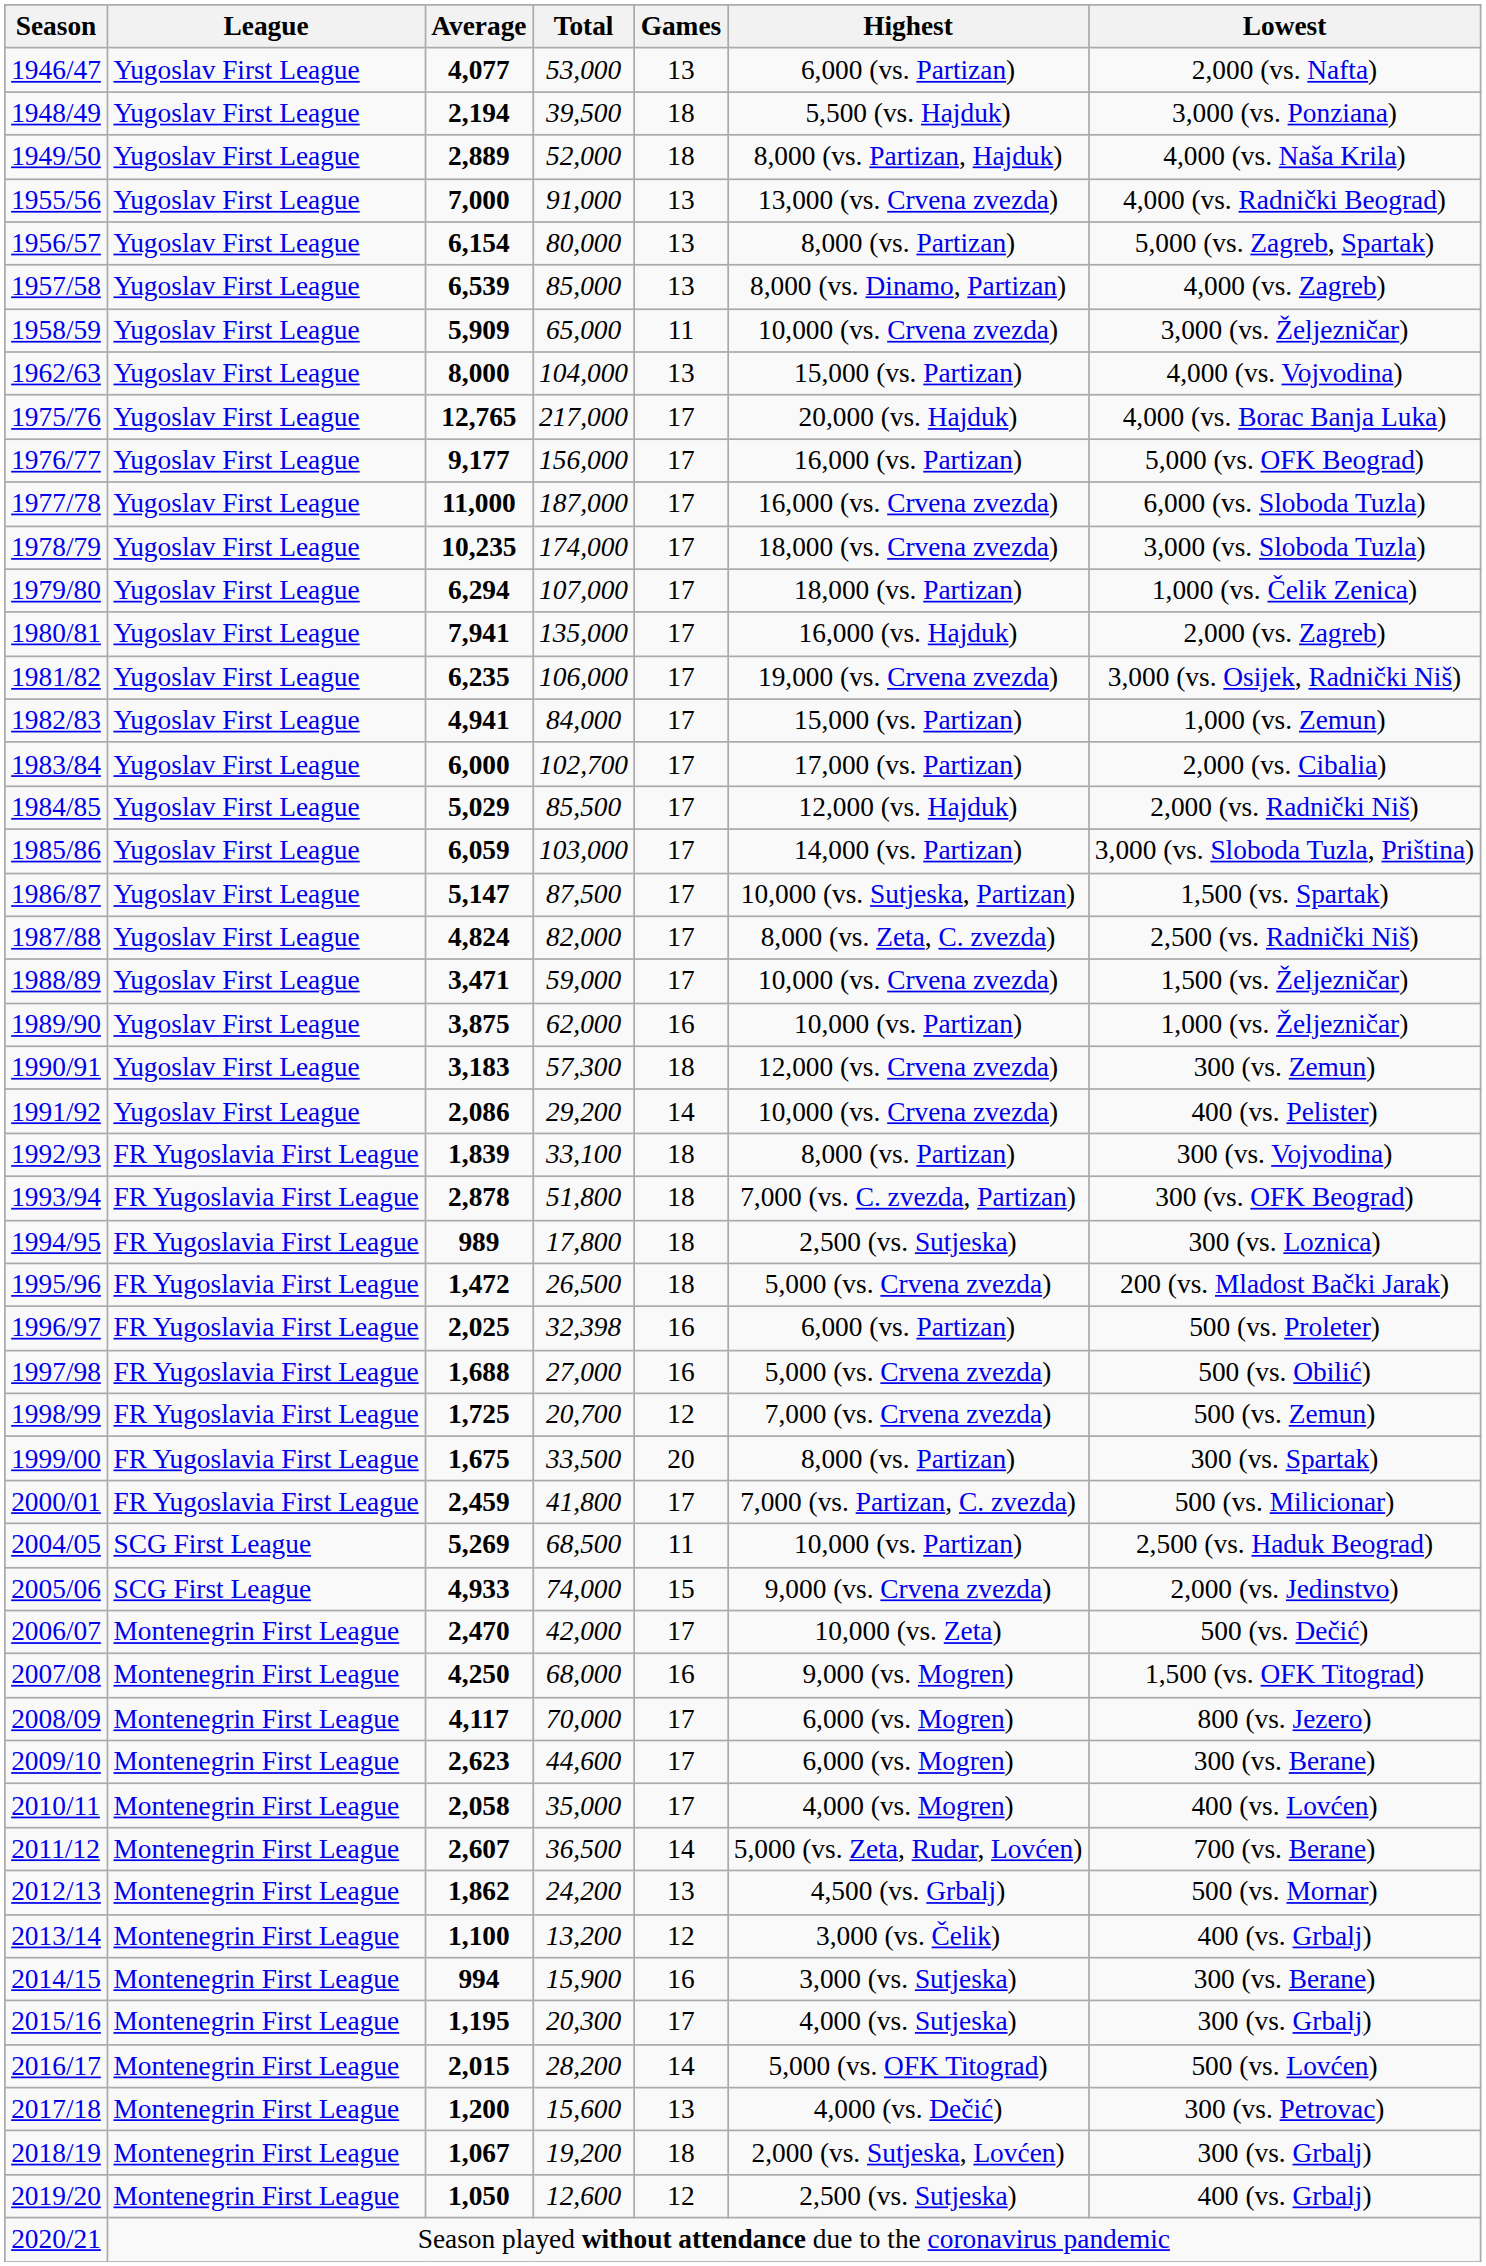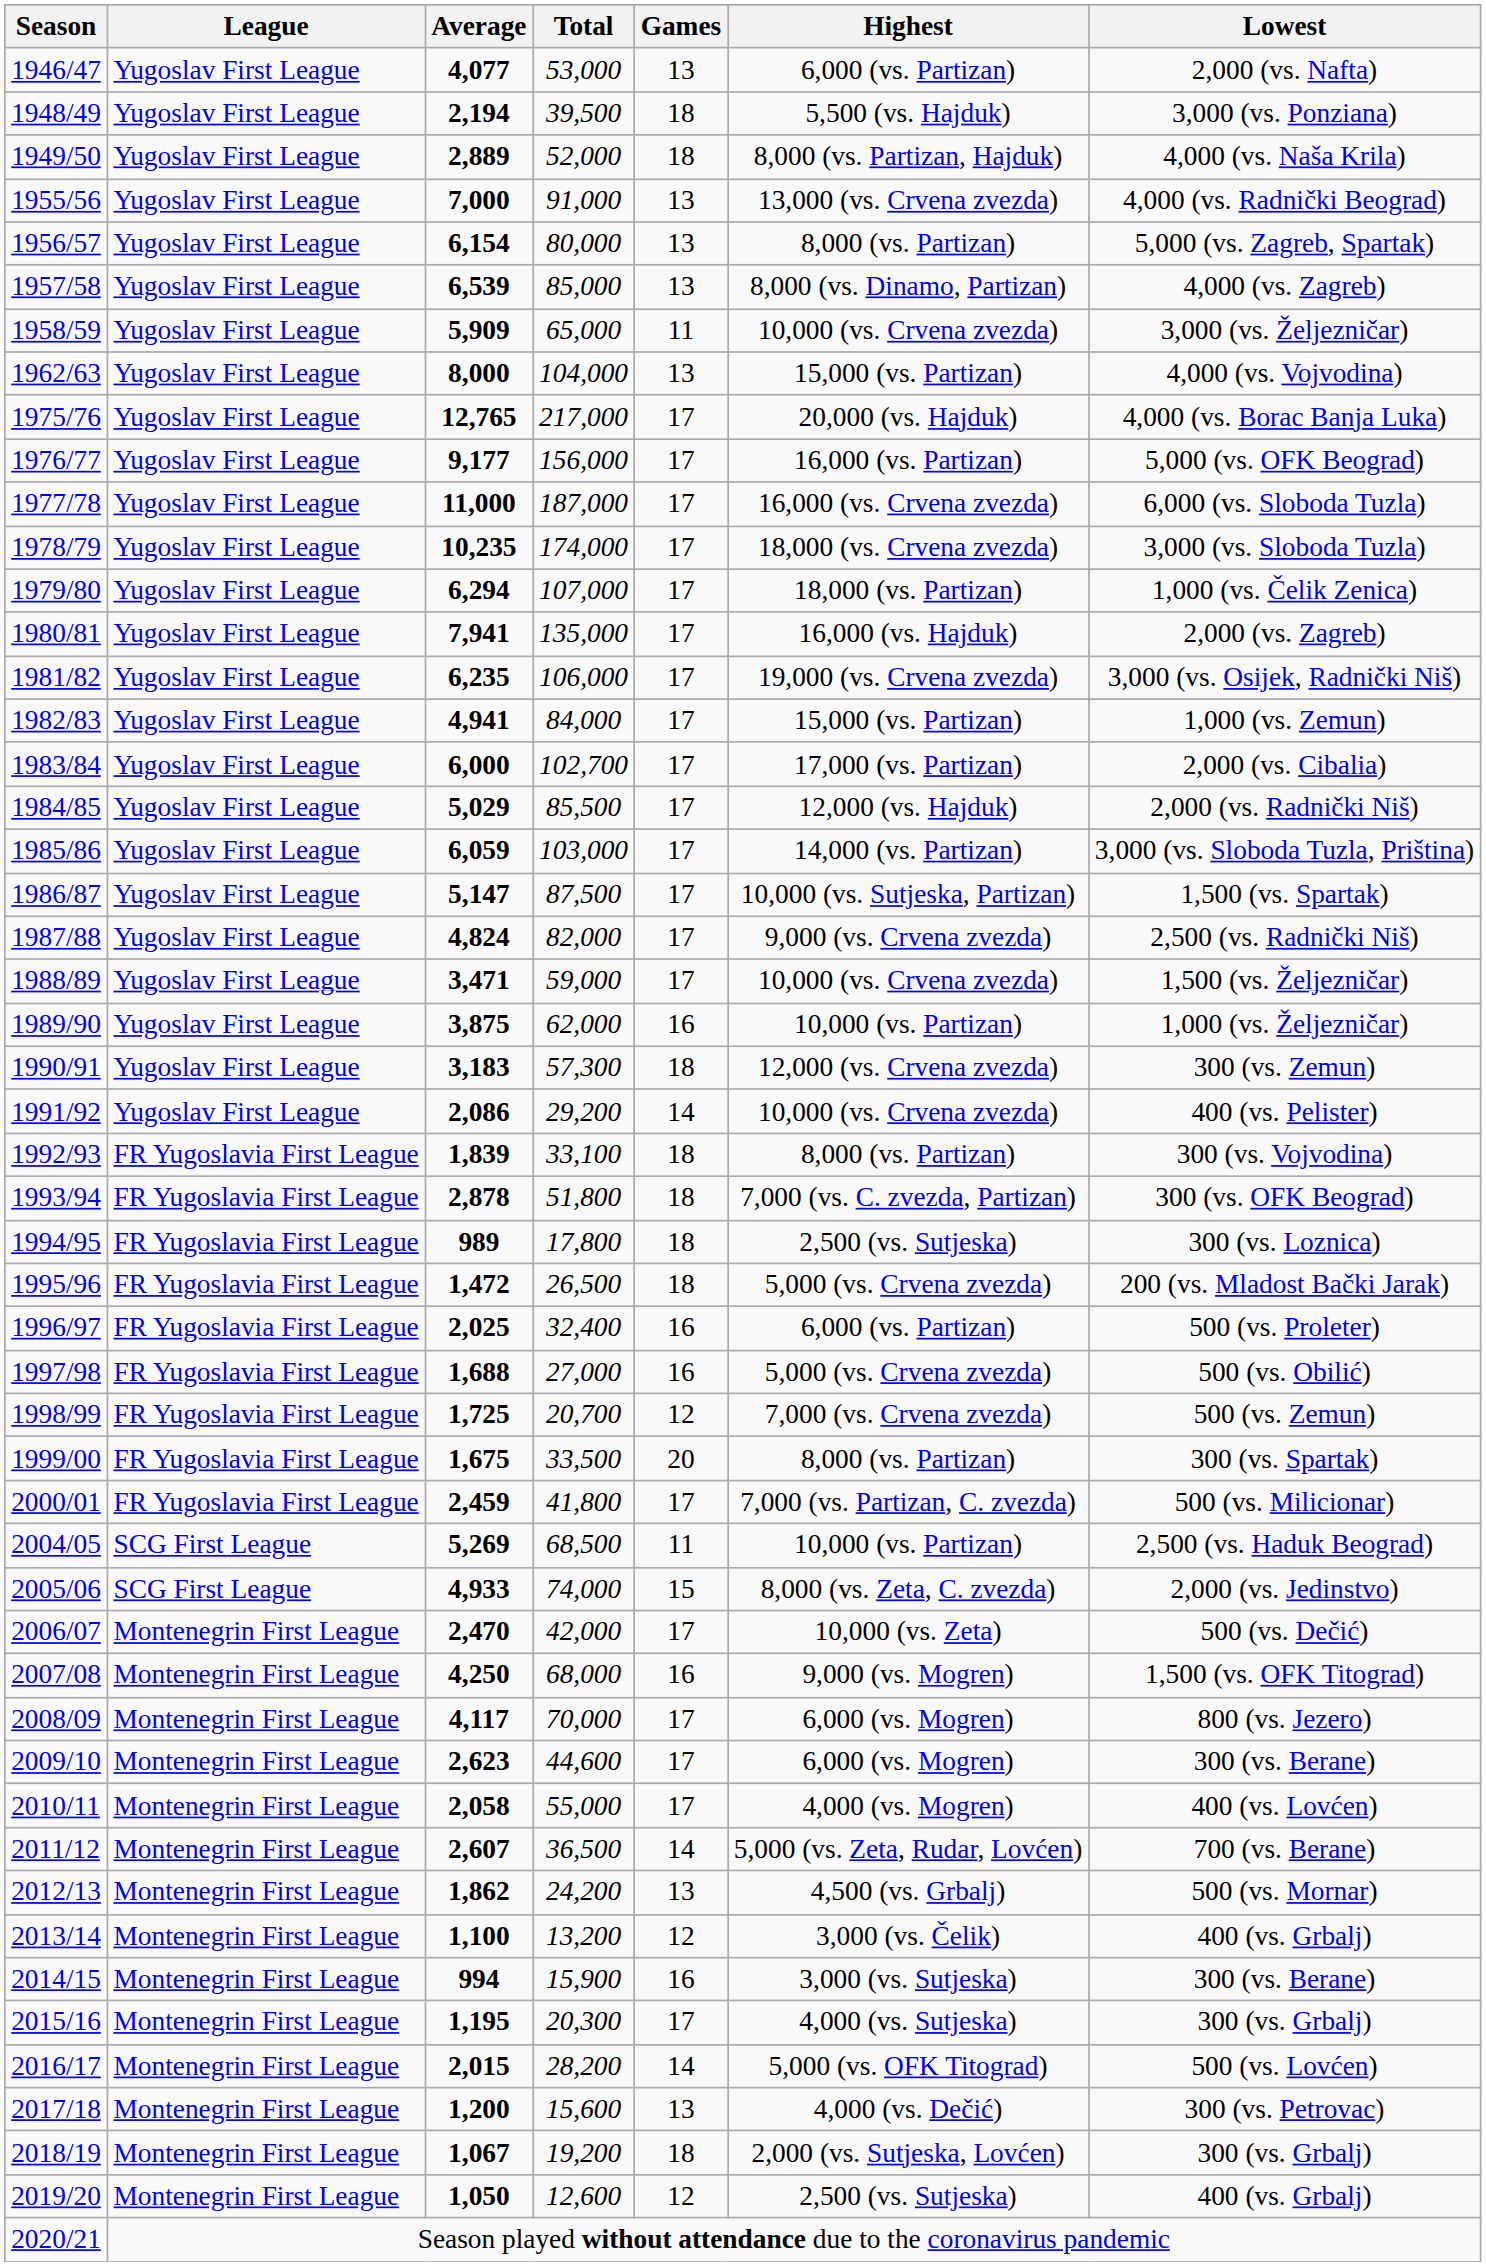(908, 937) 8,000 (vs. Zeta, C. zvezda) -> (908, 937) 9,000 (vs. Crvena zvezda)
(584, 1327) 32,398 -> (584, 1327) 32,400
(908, 1588) 9,000 (vs. Crvena zvezda) -> (908, 1588) 8,000 (vs. Zeta, C. zvezda)
(584, 1805) 35,000 -> (584, 1805) 55,000
